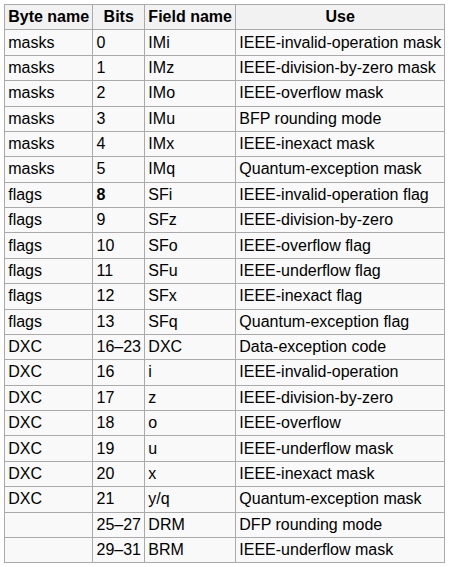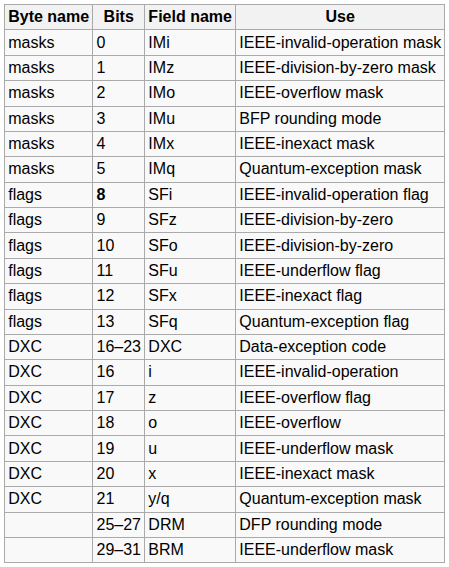(305, 245) IEEE-overflow flag -> (316, 245) IEEE-division-by-zero
(316, 397) IEEE-division-by-zero -> (305, 397) IEEE-overflow flag
